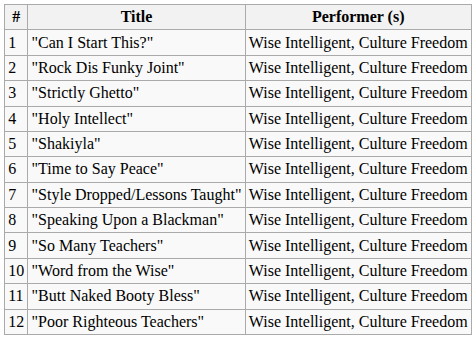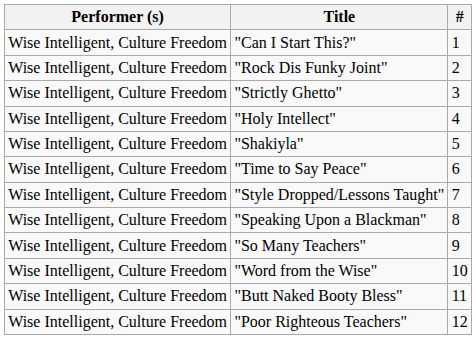columns swapped: (16, 17) <-> (358, 17)
